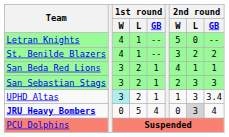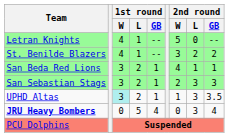(214, 97) 3.4 -> (214, 97) 3.5
(195, 111) lightgrey background -> (195, 111) no background
